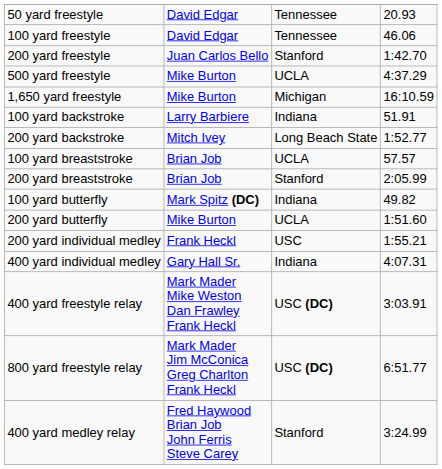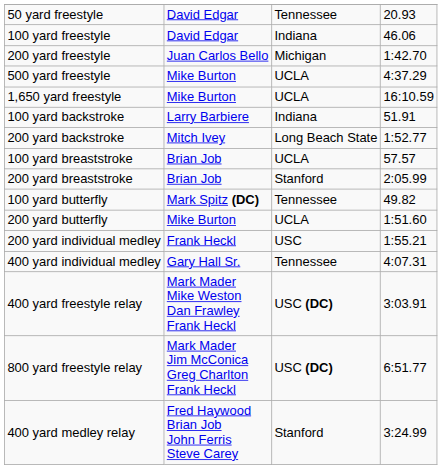(306, 35) Tennessee -> (296, 35) Indiana
(299, 55) Stanford -> (300, 55) Michigan
(300, 96) Michigan -> (292, 96) UCLA
(296, 199) Indiana -> (306, 199) Tennessee
(296, 261) Indiana -> (306, 261) Tennessee
